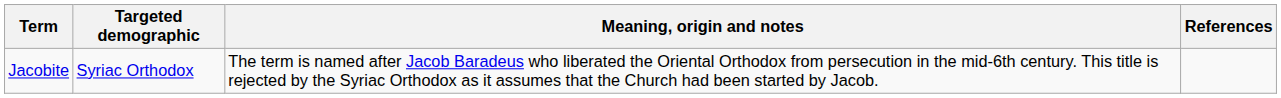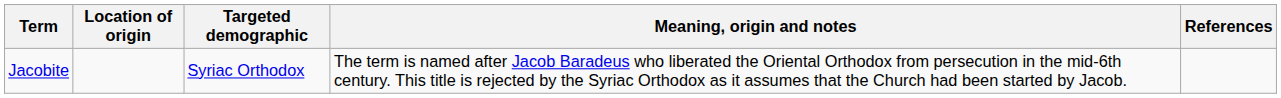+ column: (128, 26)
